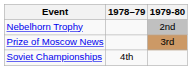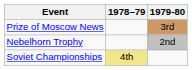rows swapped: (45, 27) <-> (55, 42)
(127, 57) no background -> (127, 57) khaki background
